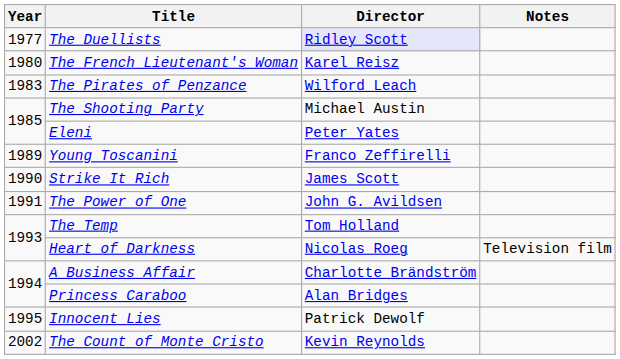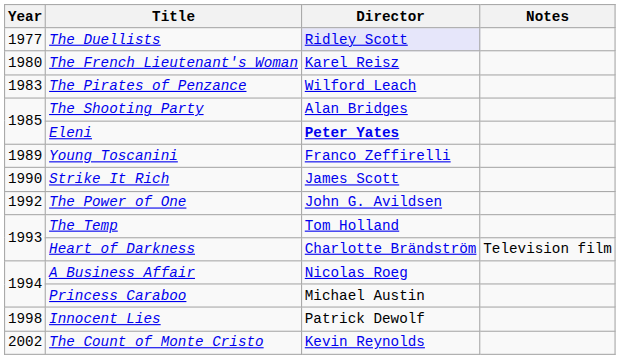(365, 109) Michael Austin -> (356, 109) Alan Bridges
(352, 133) normal -> (352, 133) bold
(25, 203) 1991 -> (25, 203) 1992
(356, 249) Nicolas Roeg -> (391, 249) Charlotte Brändström
(391, 273) Charlotte Brändström -> (356, 273) Nicolas Roeg
(356, 296) Alan Bridges -> (365, 296) Michael Austin
(25, 319) 1995 -> (25, 319) 1998
